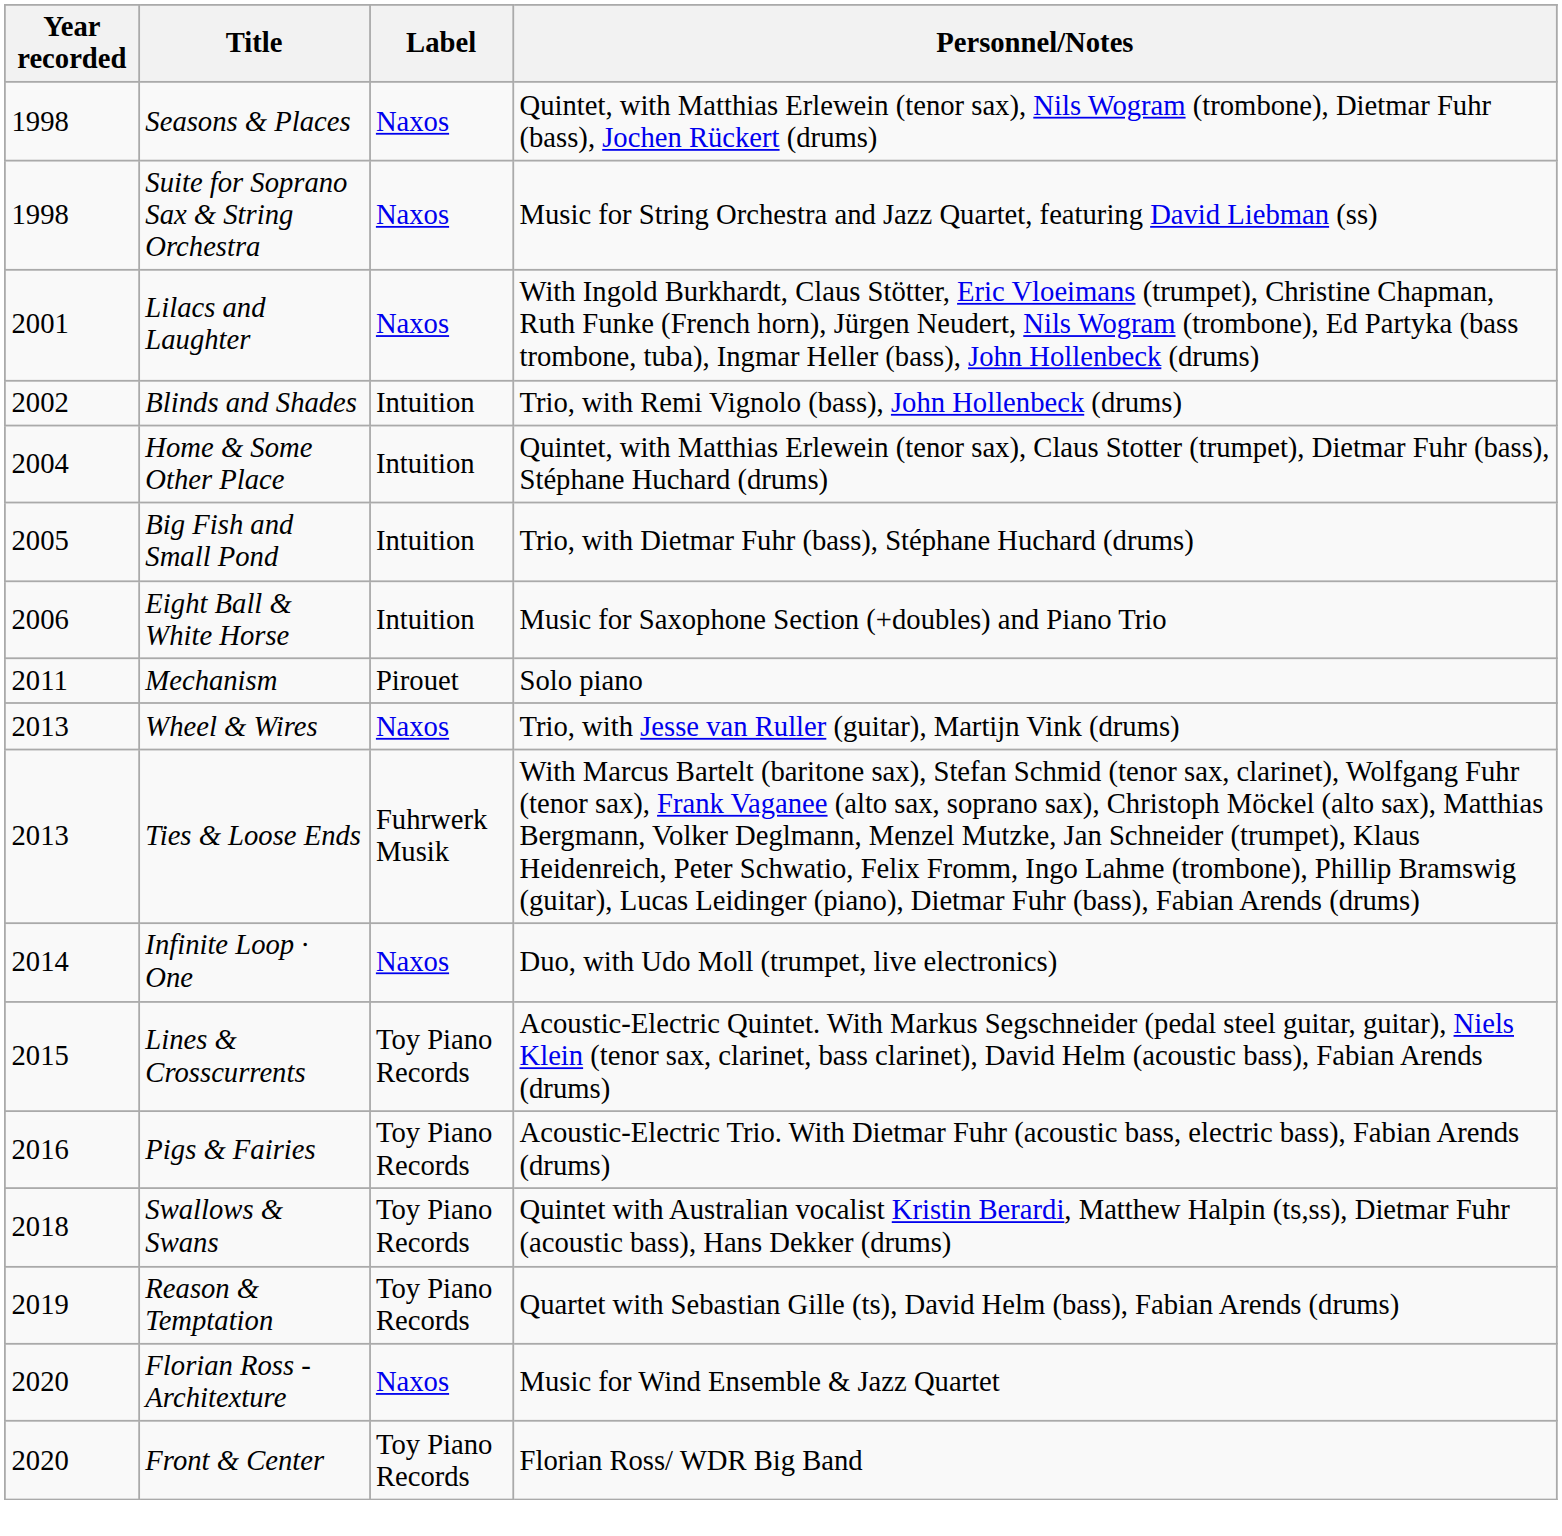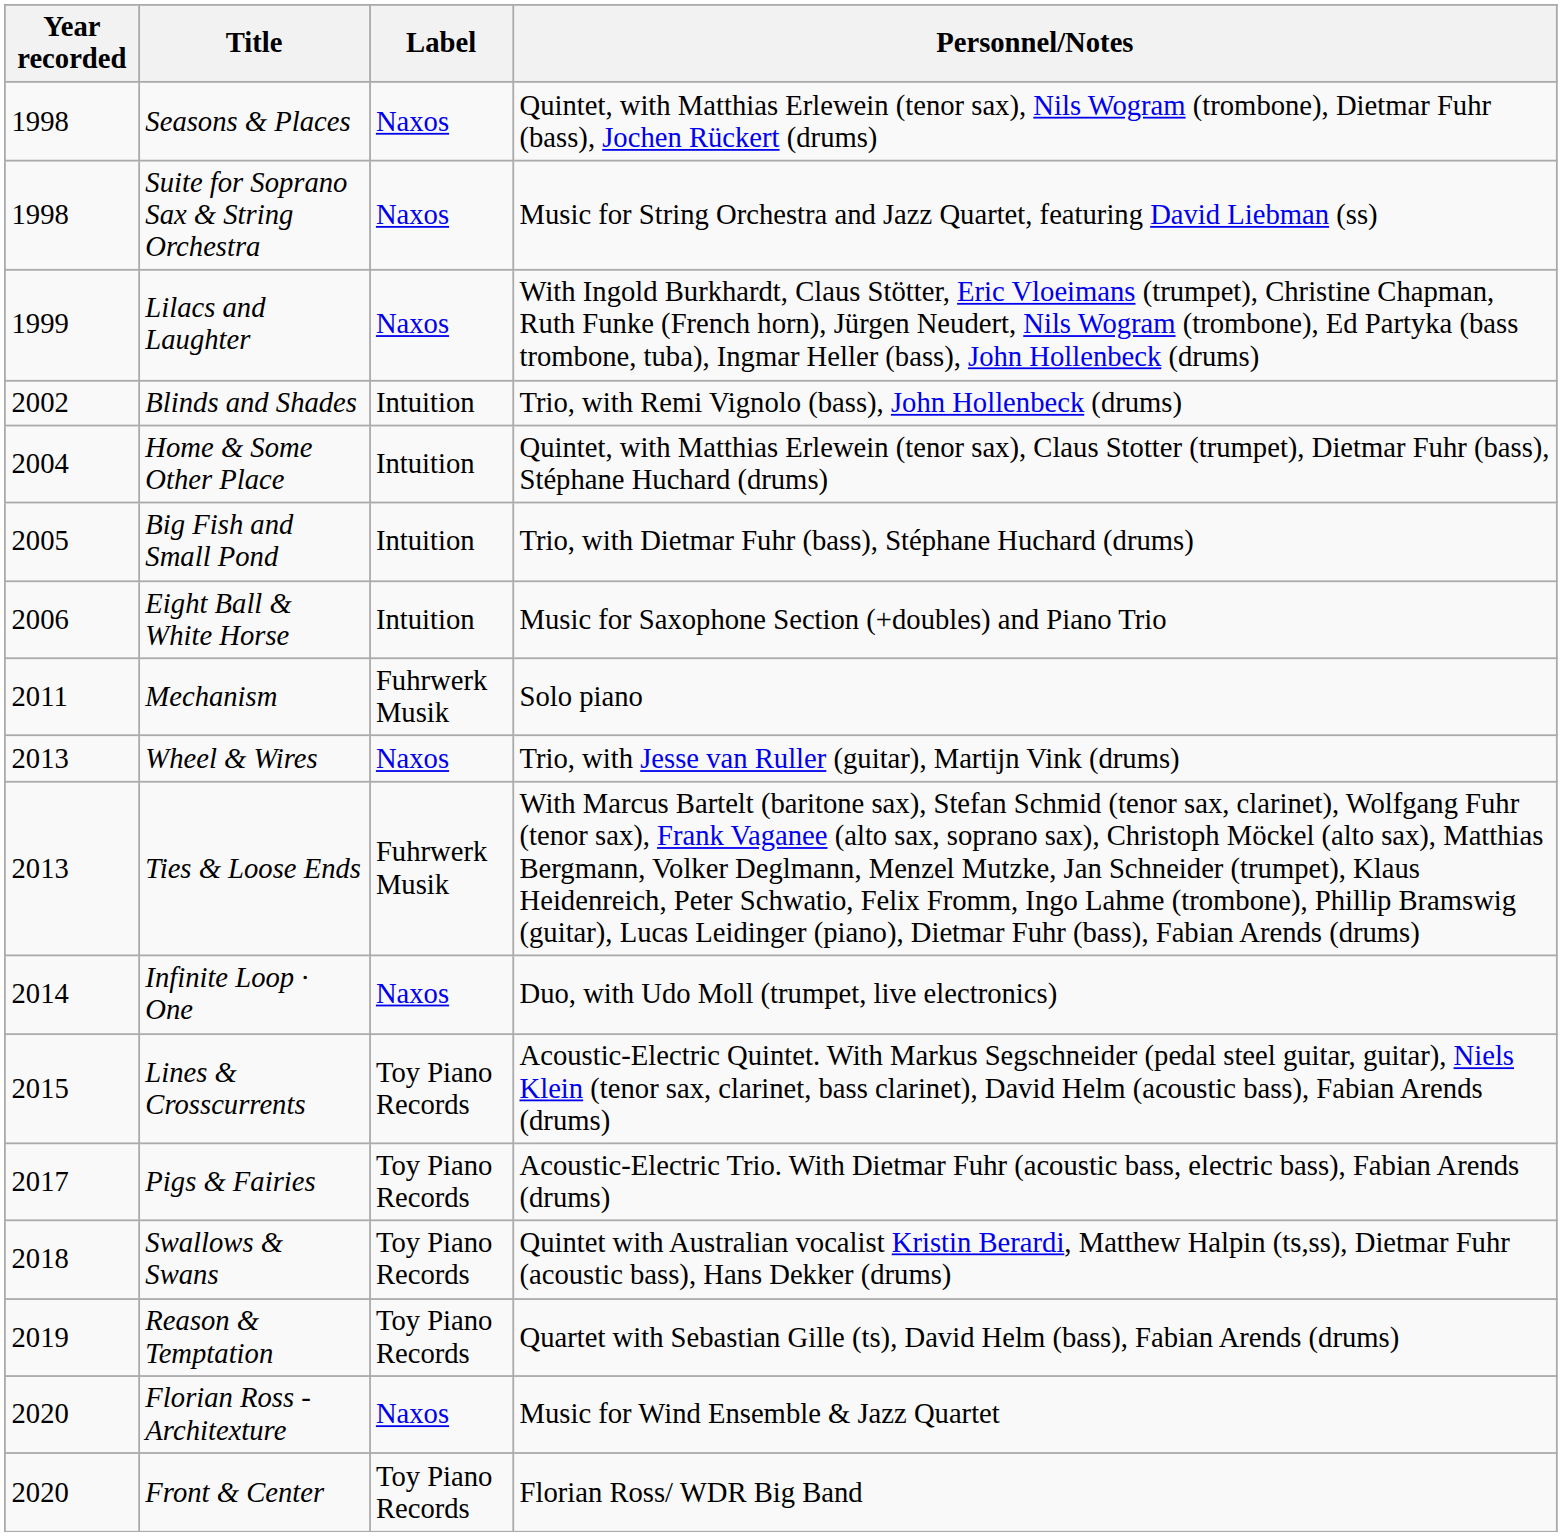(40, 324) 2001 -> (40, 324) 1999
(417, 680) Pirouet -> (432, 696) Fuhrwerk Musik
(40, 1149) 2016 -> (40, 1181) 2017
